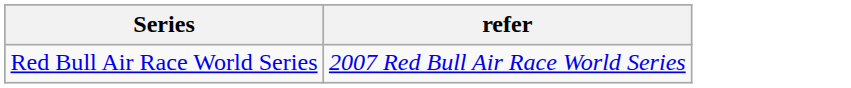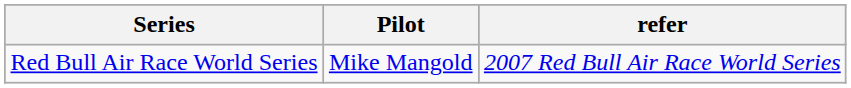+ column: (401, 23)
